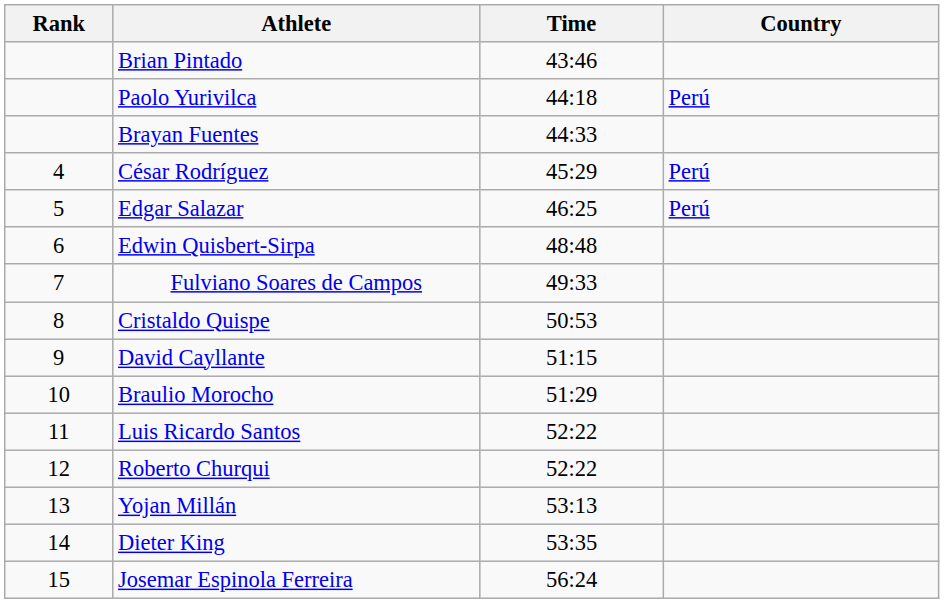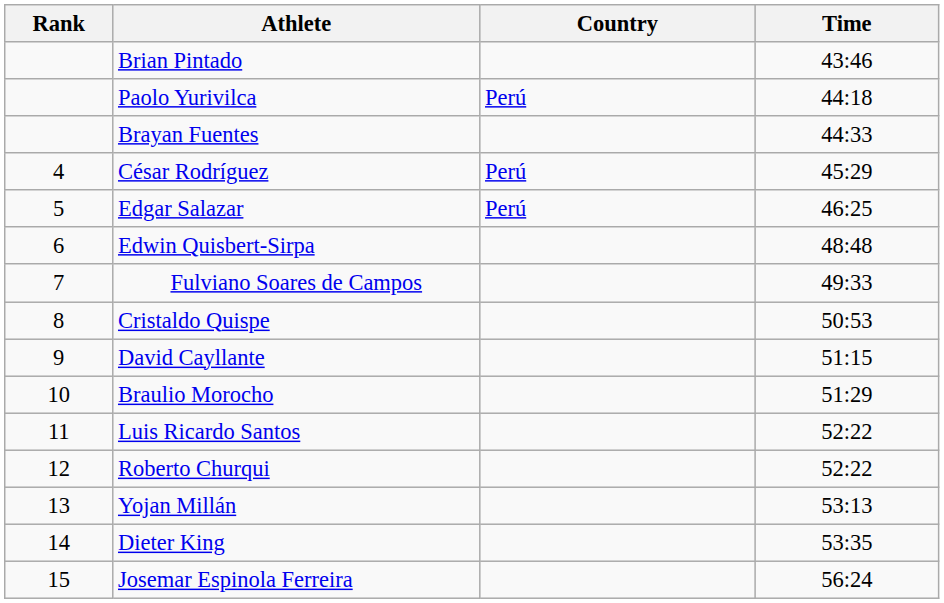columns swapped: (801, 23) <-> (572, 23)
